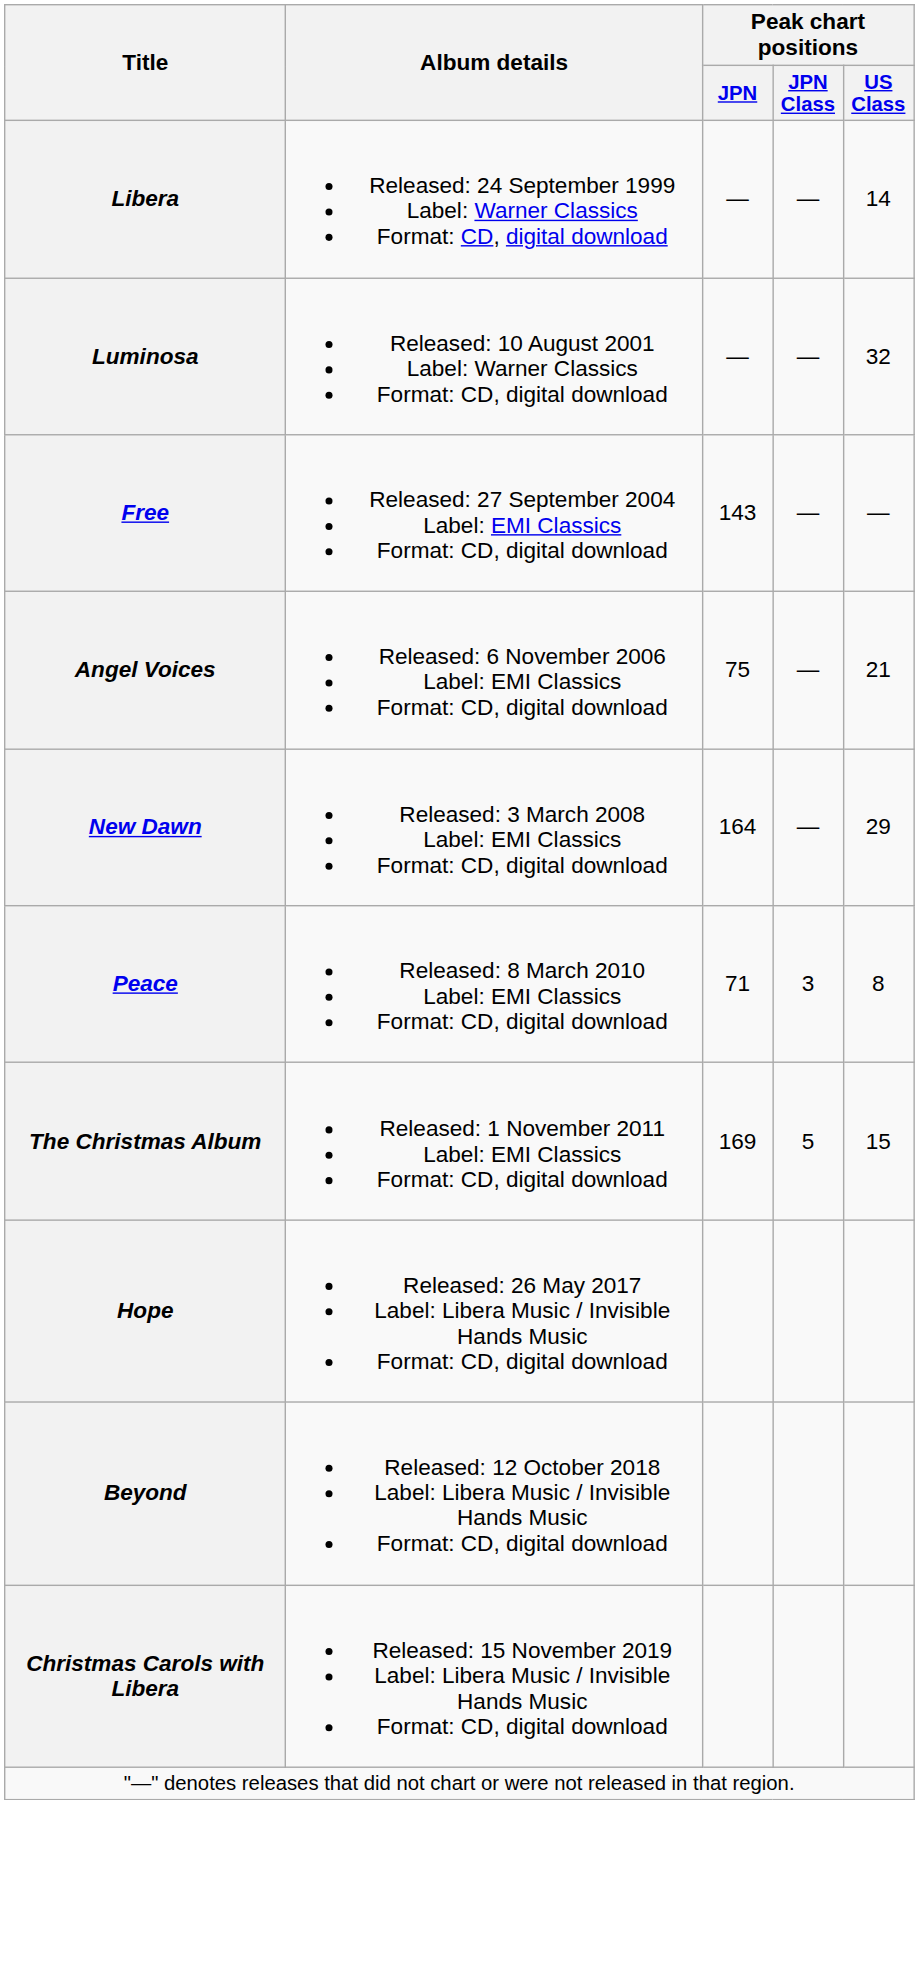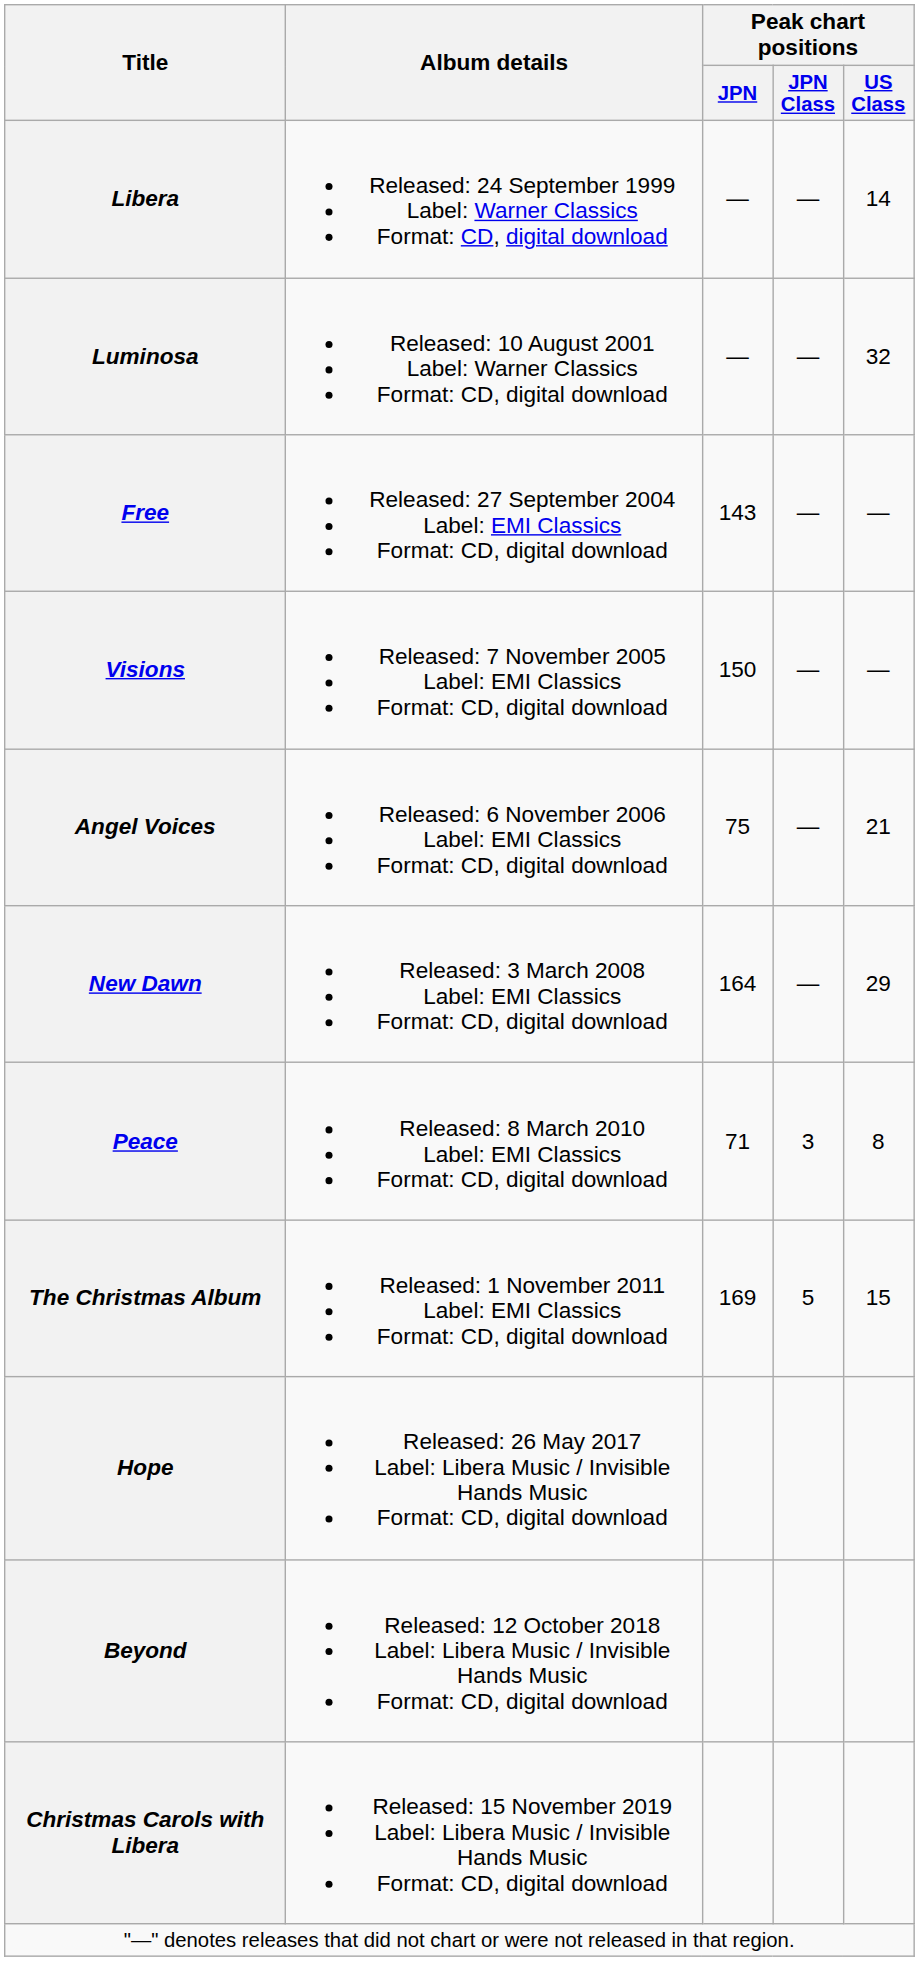+ row: (145, 669)
